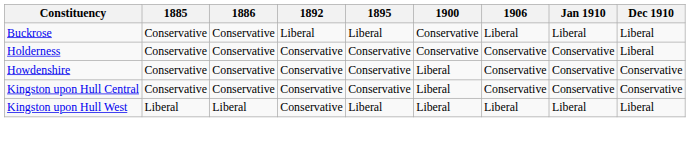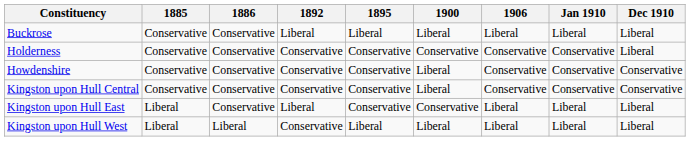(447, 32) Conservative -> (433, 32) Liberal
+ row: (66, 107)
